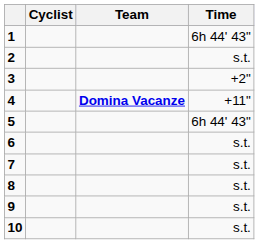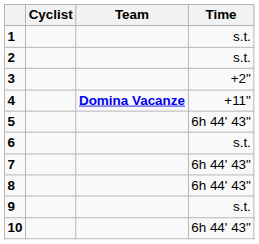(221, 36) 6h 44' 43" -> (242, 36) s.t.
(242, 164) s.t. -> (221, 164) 6h 44' 43"
(242, 185) s.t. -> (221, 185) 6h 44' 43"
(242, 228) s.t. -> (221, 228) 6h 44' 43"
